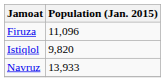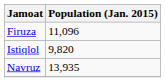(64, 67) 13,933 -> (64, 67) 13,935
